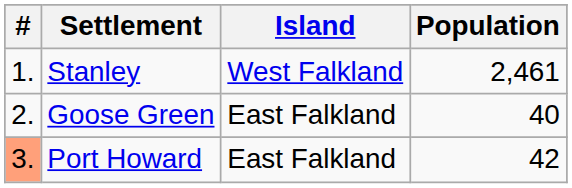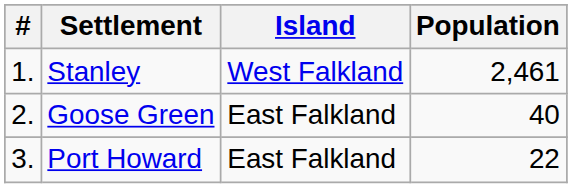(23, 159) lightsalmon background -> (23, 159) no background
(544, 159) 42 -> (544, 159) 22
